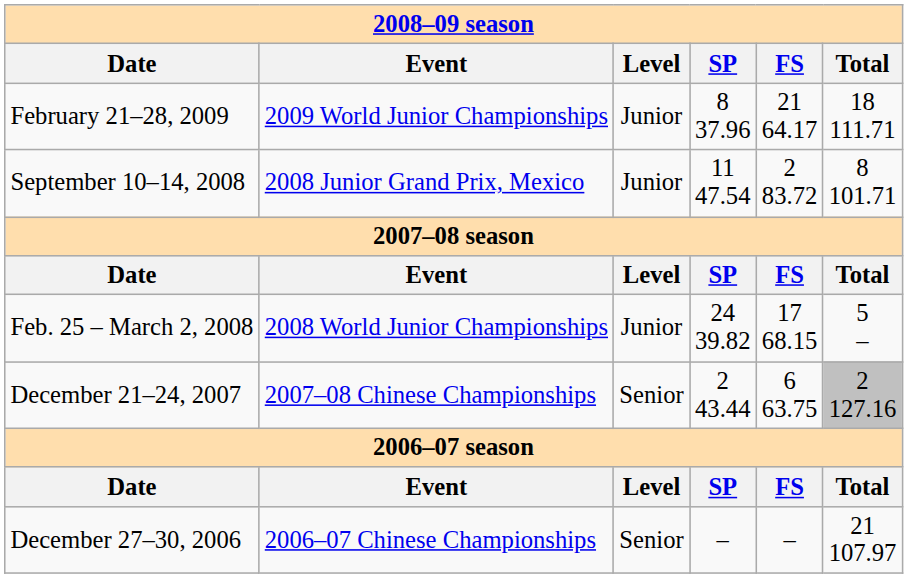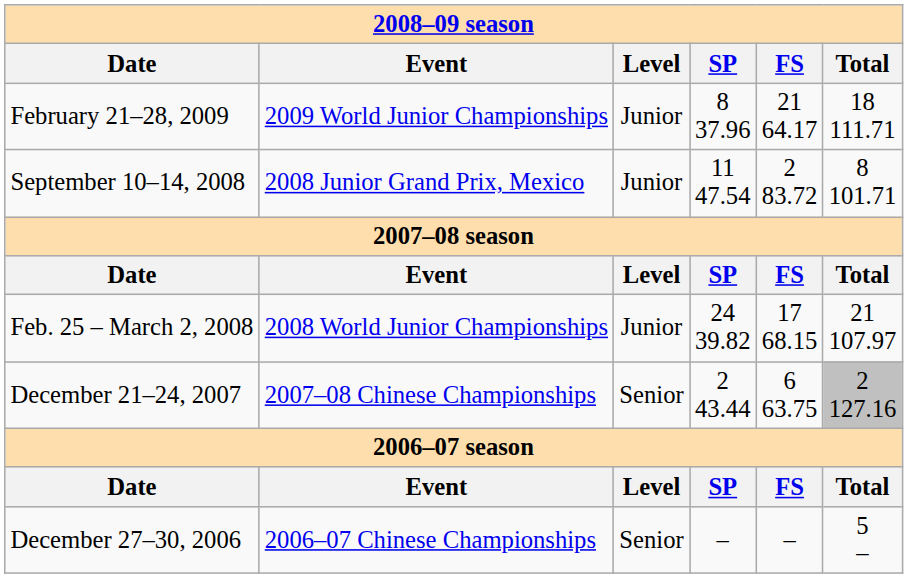(863, 327) 5 – -> (863, 327) 21 107.97
(863, 539) 21 107.97 -> (863, 539) 5 –
